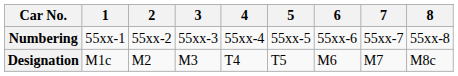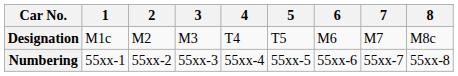rows swapped: (43, 60) <-> (43, 37)
